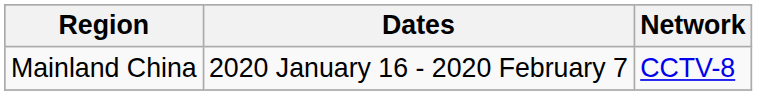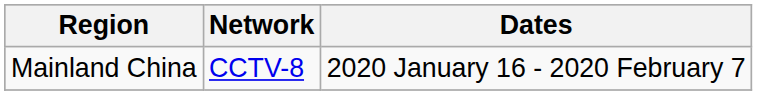columns swapped: (693, 25) <-> (418, 25)
